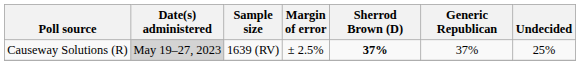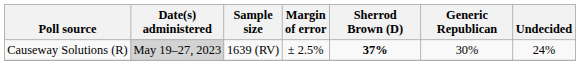(467, 50) 37% -> (467, 50) 30%
(544, 50) 25% -> (544, 50) 24%
